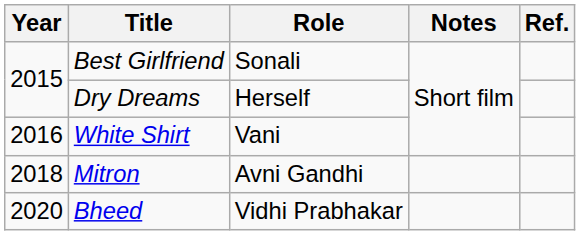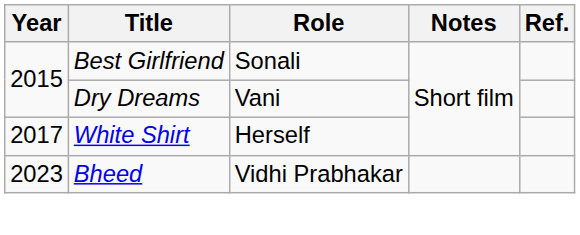(272, 98) Herself -> (258, 98) Vani
(37, 135) 2016 -> (37, 135) 2017
(258, 135) Vani -> (272, 135) Herself
- row: (107, 173)
(37, 211) 2020 -> (37, 173) 2023
